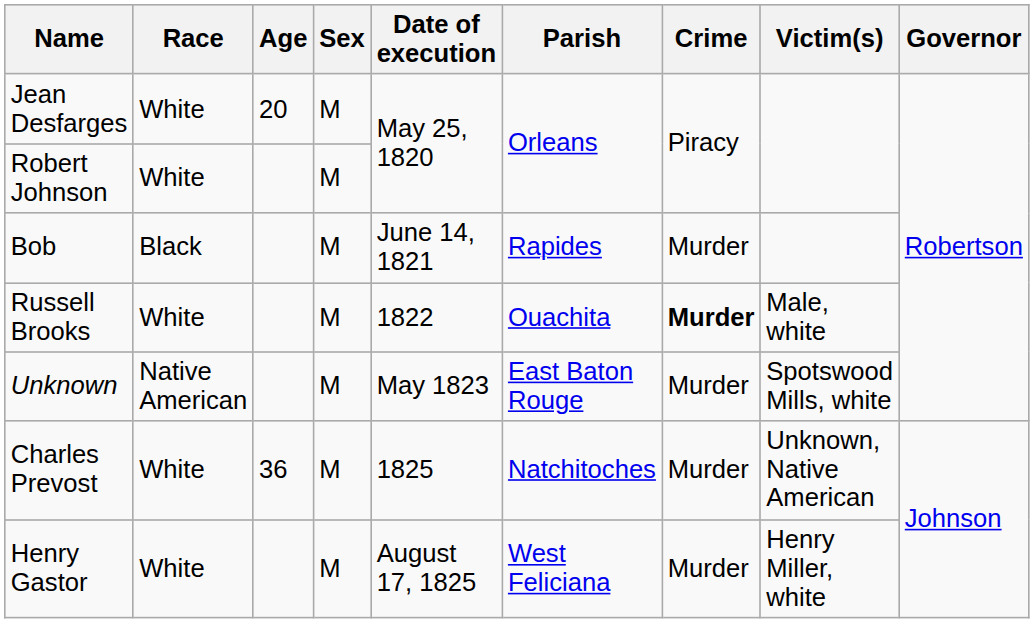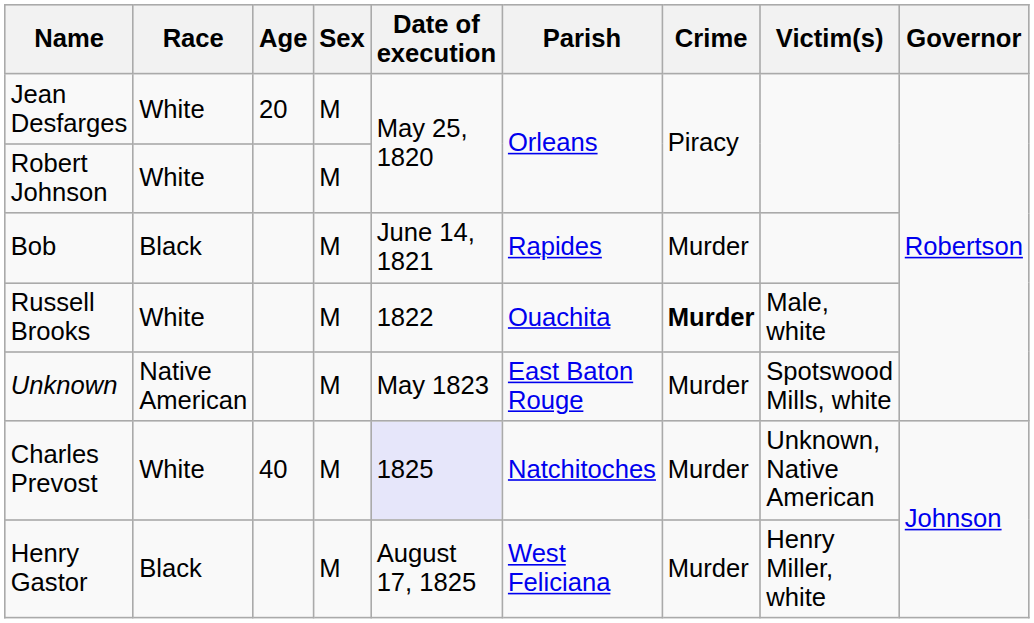(273, 470) 36 -> (273, 470) 40
(405, 470) no background -> (405, 470) lavender background
(172, 568) White -> (170, 568) Black
